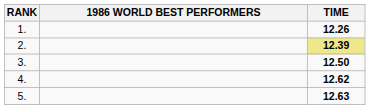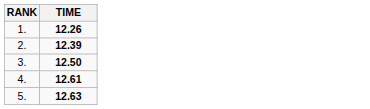- column: (174, 13)
(336, 46) khaki background -> (68, 46) no background
(336, 79) 12.62 -> (68, 79) 12.61
